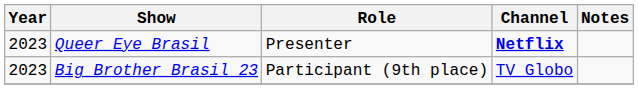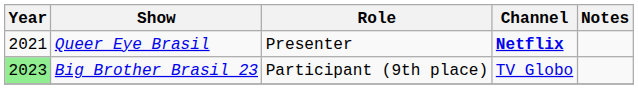(28, 44) 2023 -> (28, 44) 2021
(28, 70) no background -> (28, 70) lightgreen background
